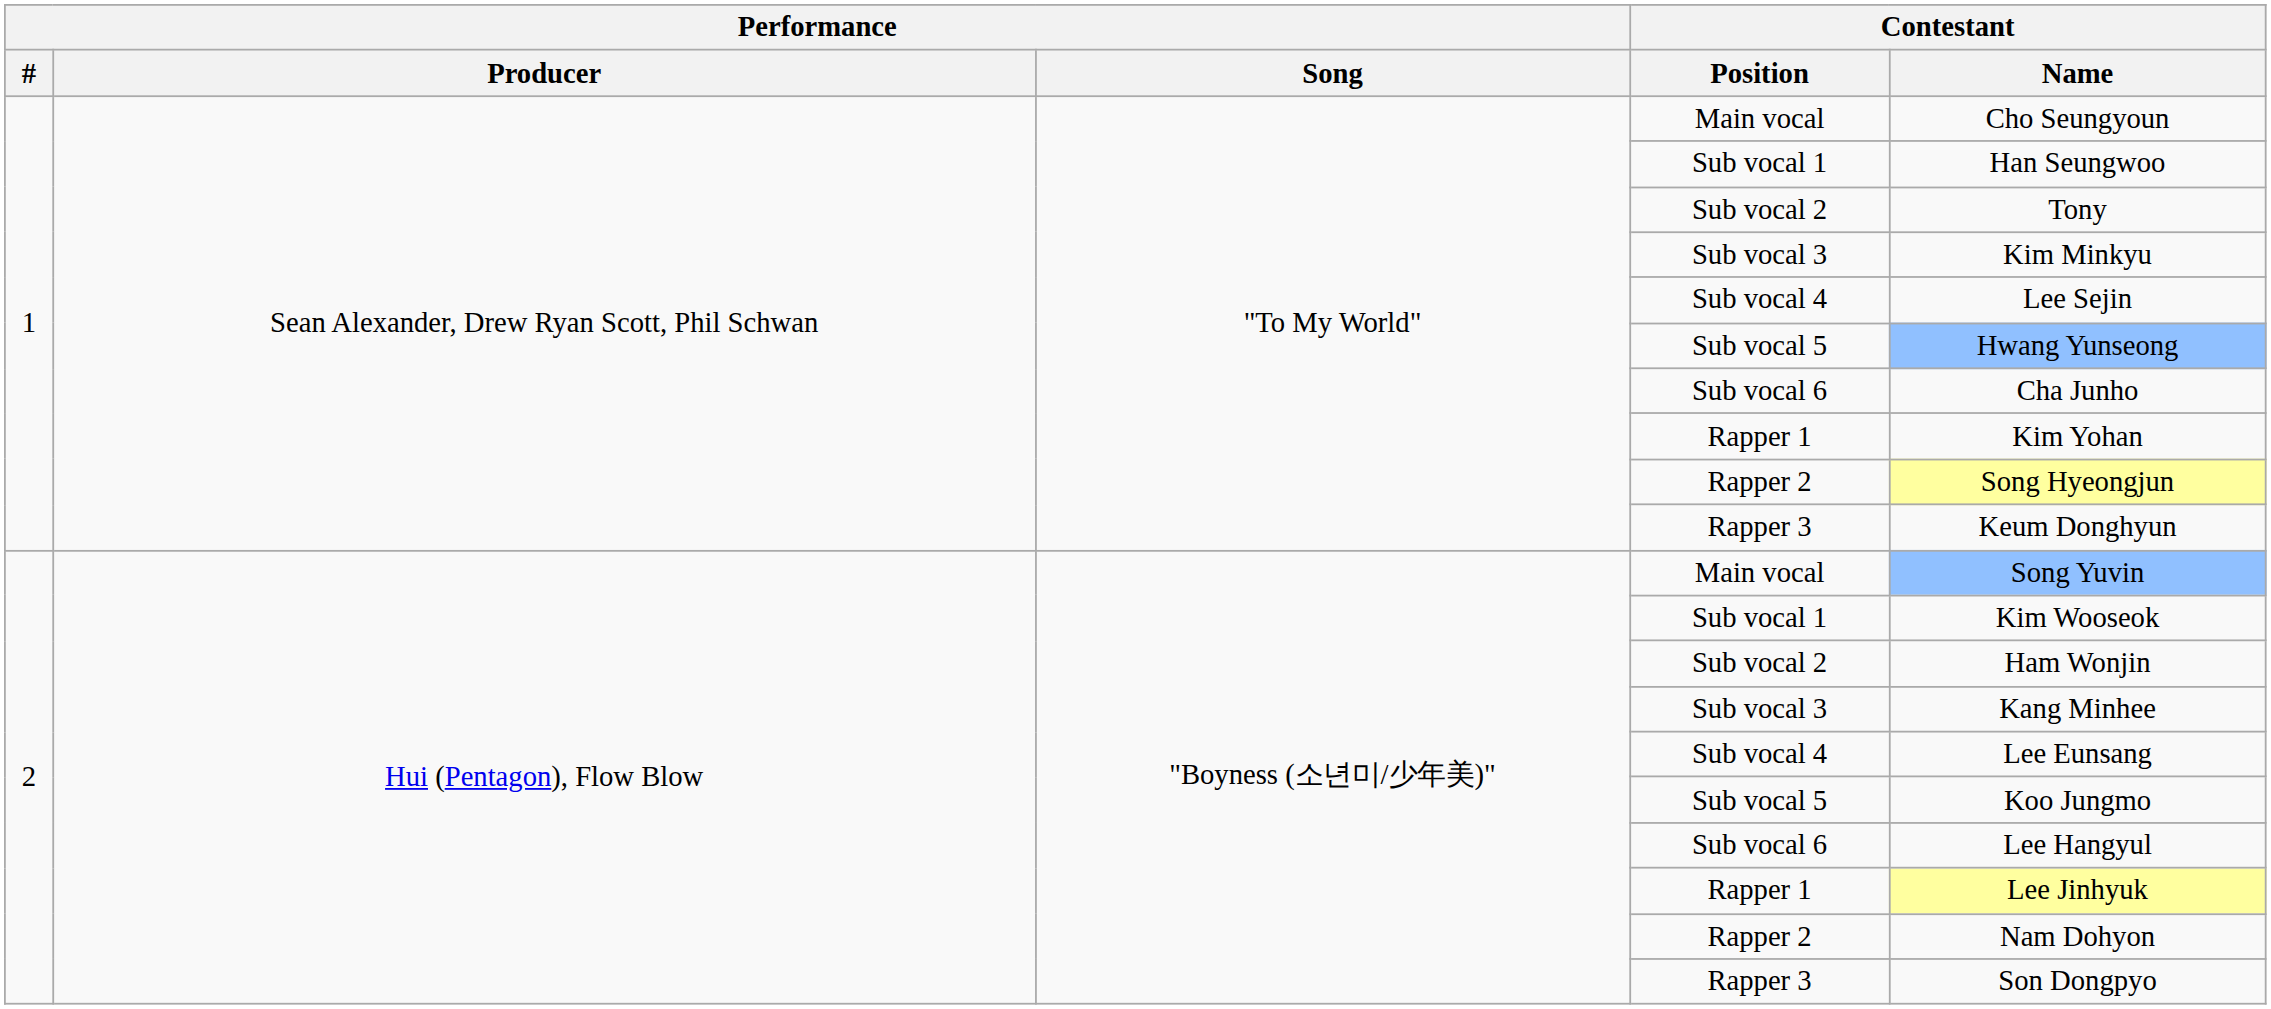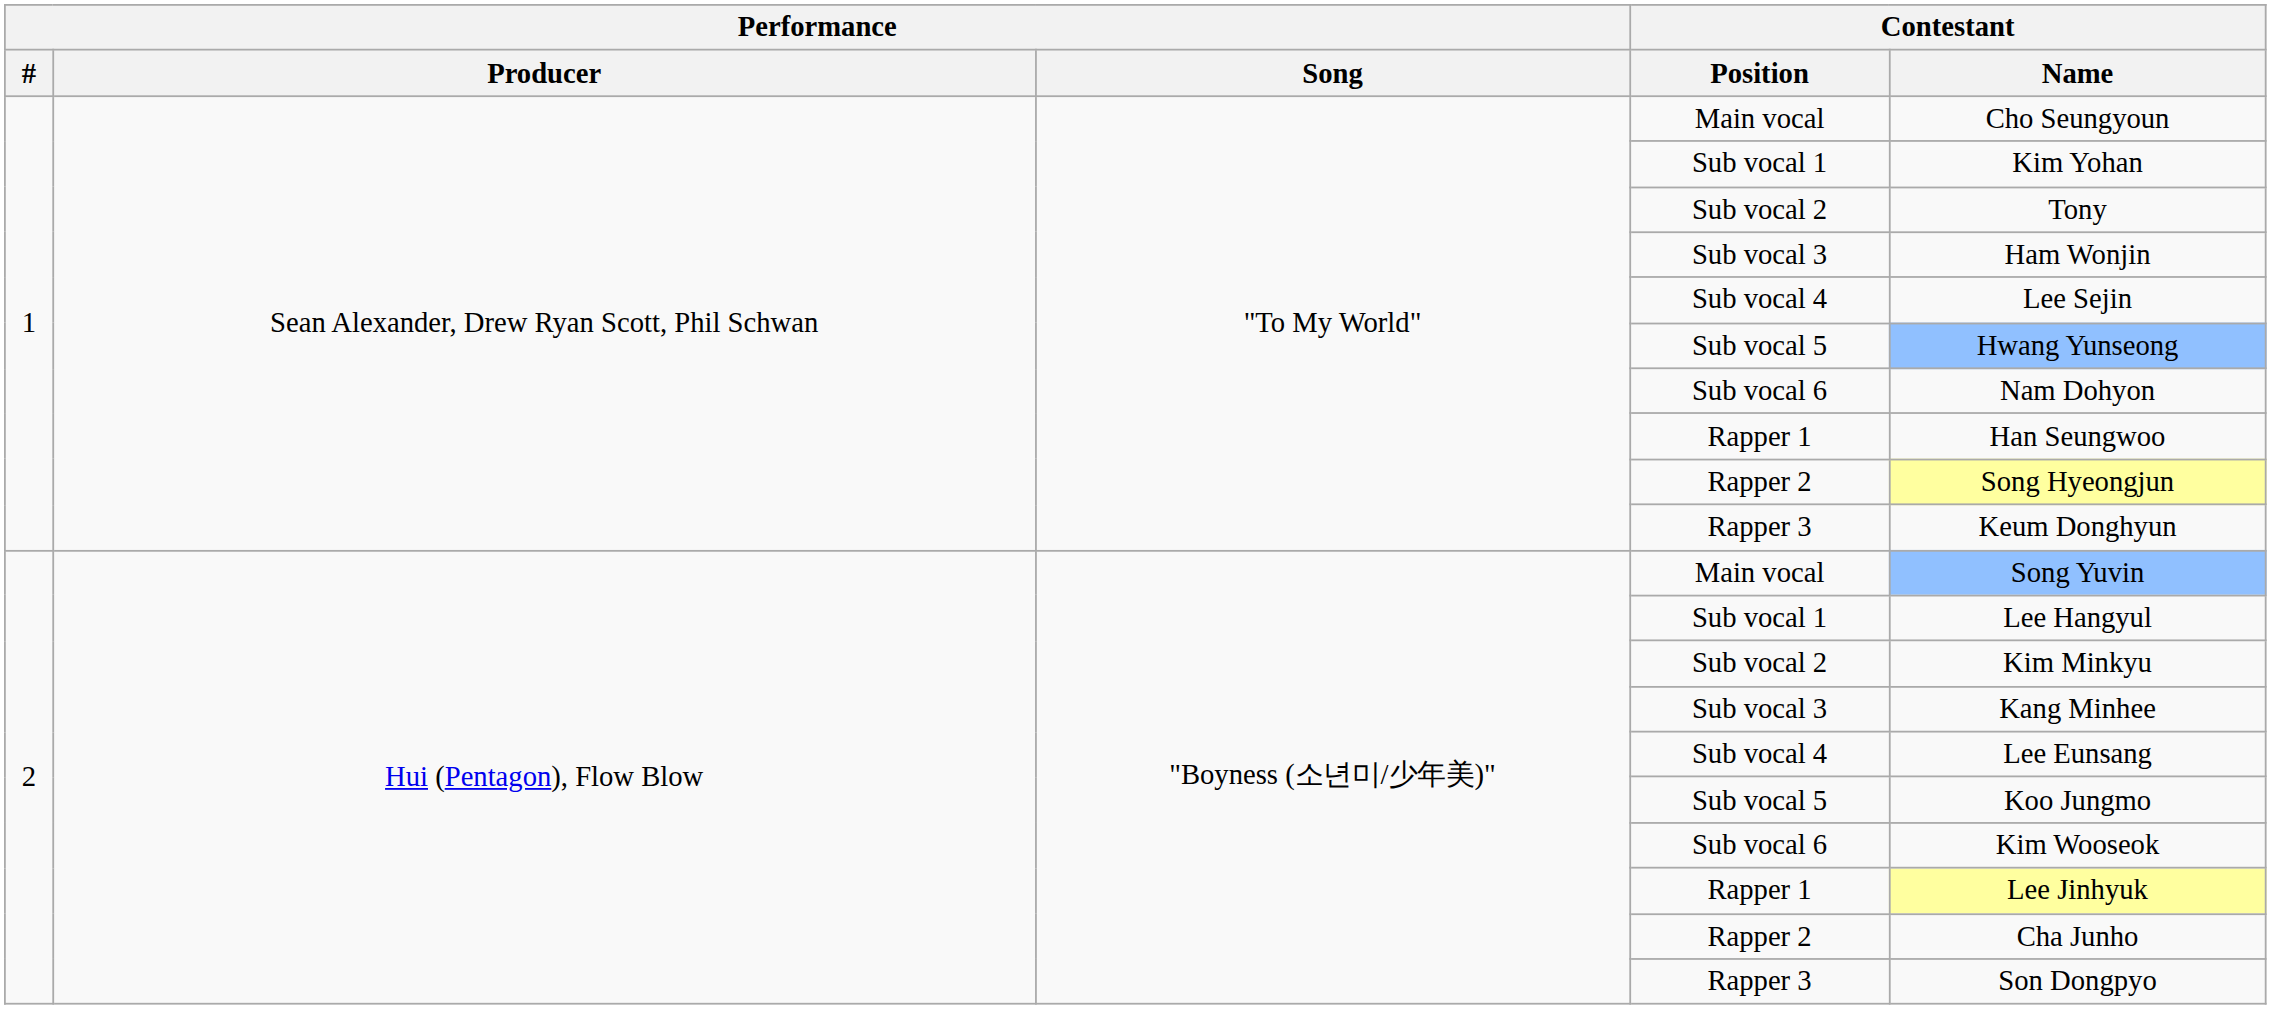(2078, 163) Han Seungwoo -> (2078, 163) Kim Yohan
(2078, 254) Kim Minkyu -> (2078, 254) Ham Wonjin
(2078, 390) Cha Junho -> (2078, 390) Nam Dohyon
(2078, 436) Kim Yohan -> (2078, 436) Han Seungwoo
(2078, 617) Kim Wooseok -> (2078, 617) Lee Hangyul
(2078, 663) Ham Wonjin -> (2078, 663) Kim Minkyu
(2078, 844) Lee Hangyul -> (2078, 844) Kim Wooseok
(2078, 935) Nam Dohyon -> (2078, 935) Cha Junho
